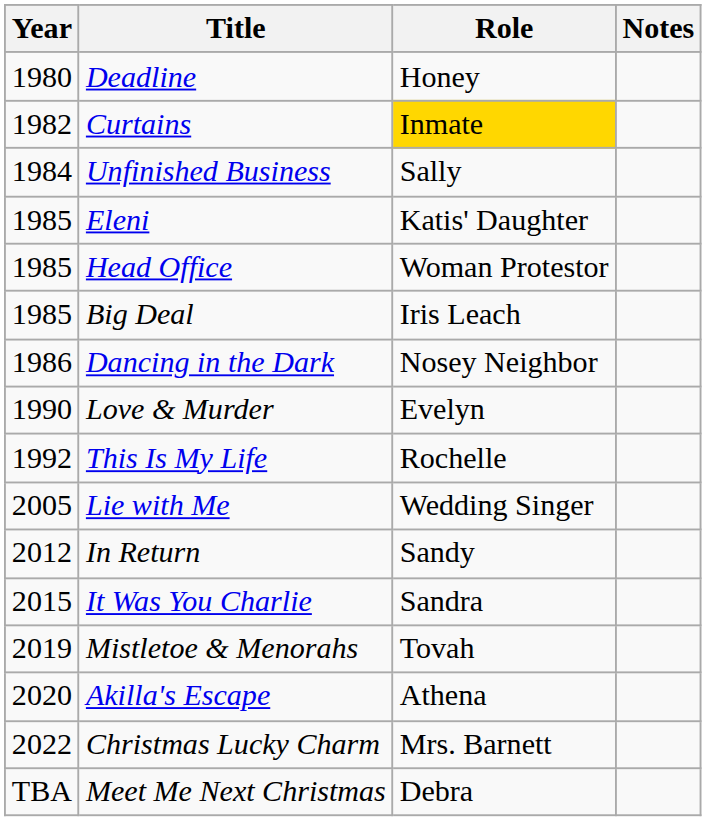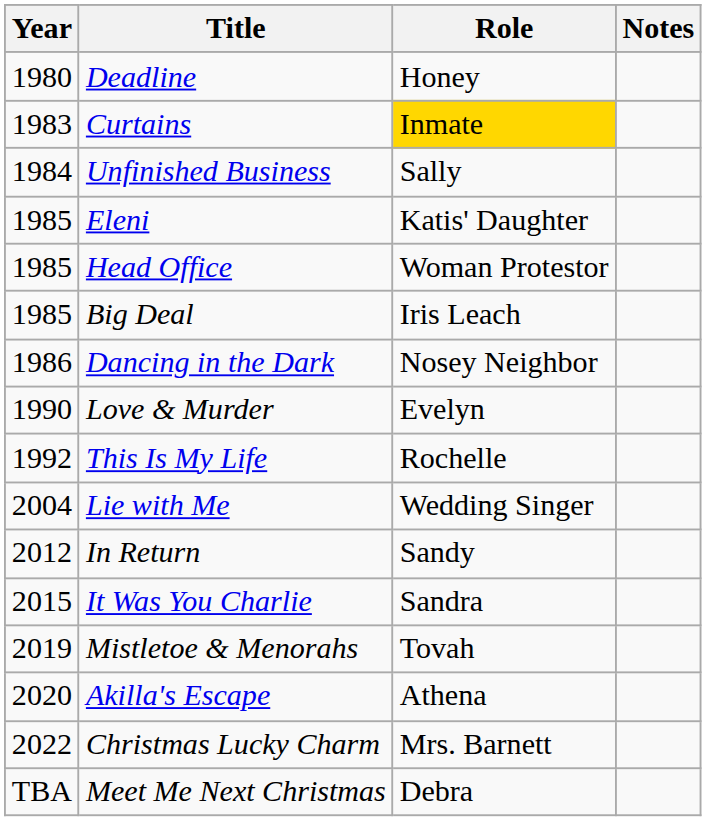(42, 123) 1982 -> (42, 123) 1983
(42, 505) 2005 -> (42, 505) 2004
